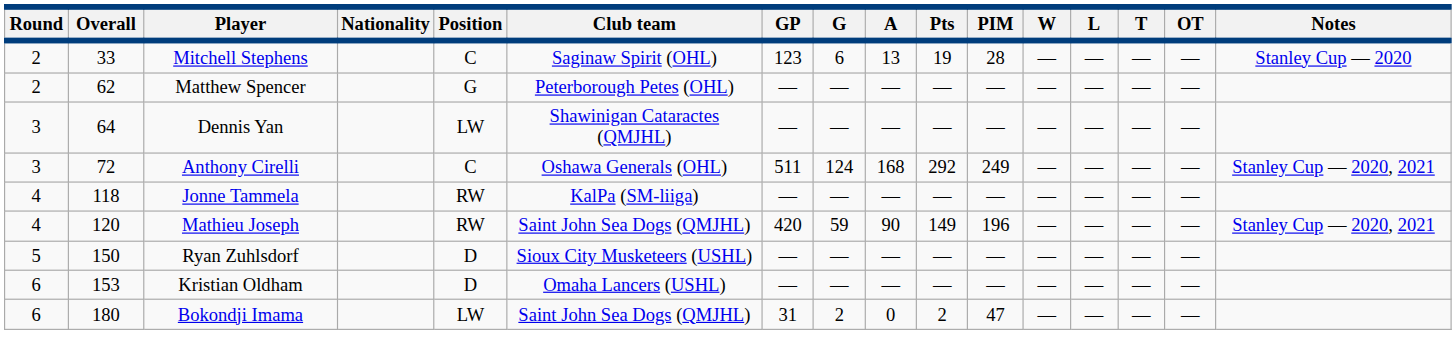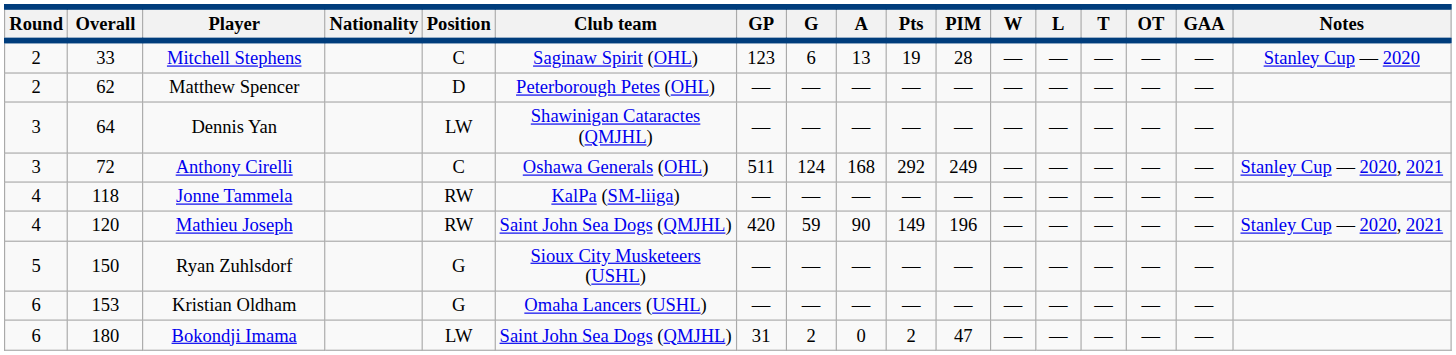+ column: (1204, 23)
(470, 87) G -> (459, 87) D
(470, 255) D -> (459, 265) G
(470, 284) D -> (459, 305) G
